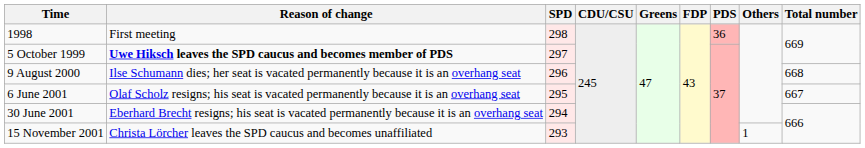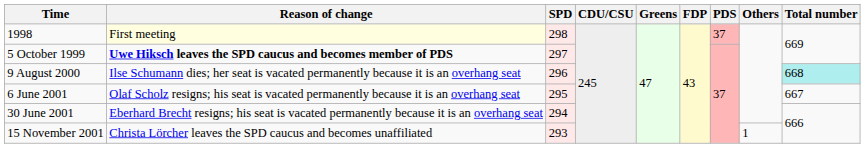(142, 34) no background -> (142, 34) lightyellow background
(719, 34) 36 -> (719, 34) 37
(794, 73) no background -> (794, 73) paleturquoise background
